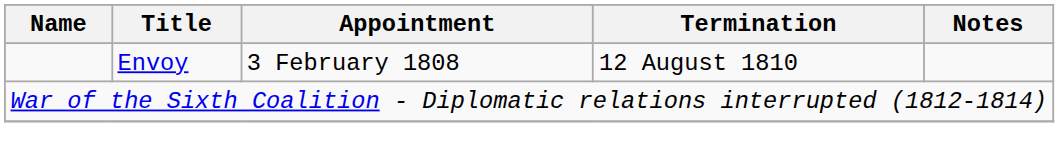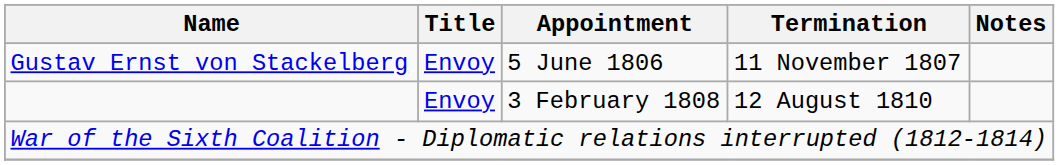+ row: (209, 63)
